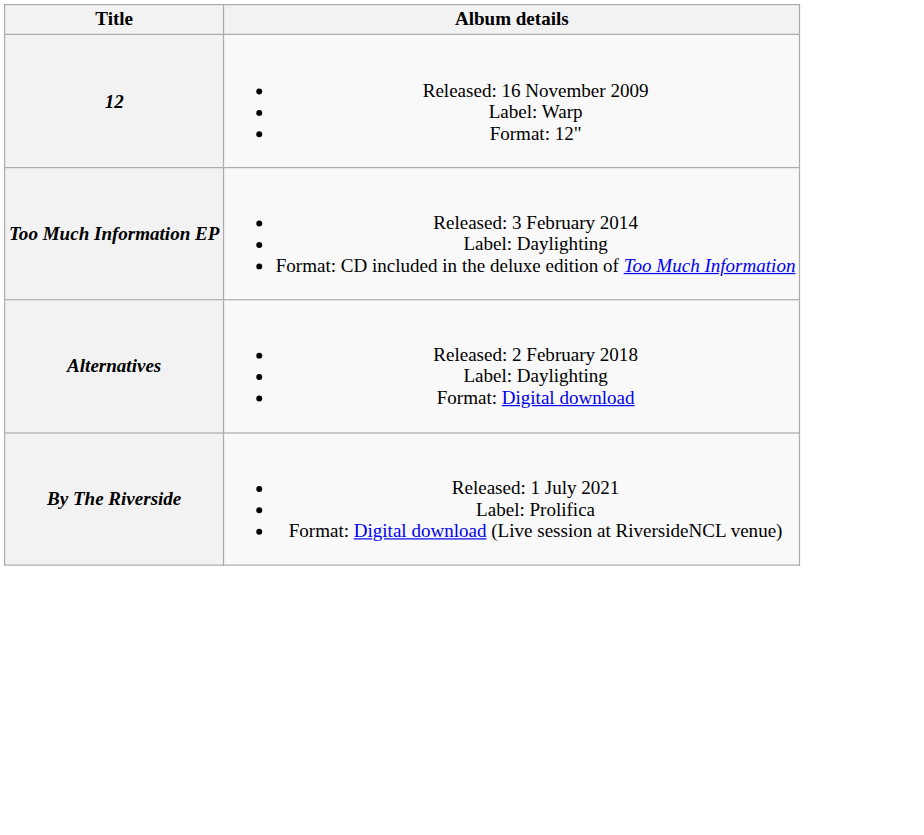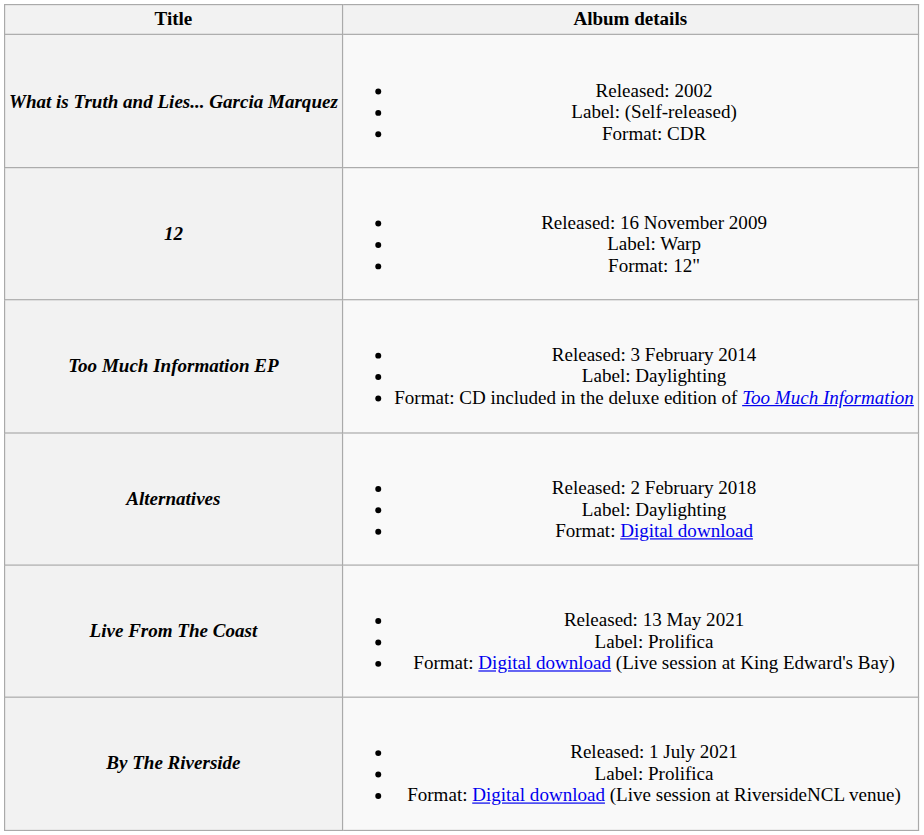+ row: (173, 100)
+ row: (173, 631)
